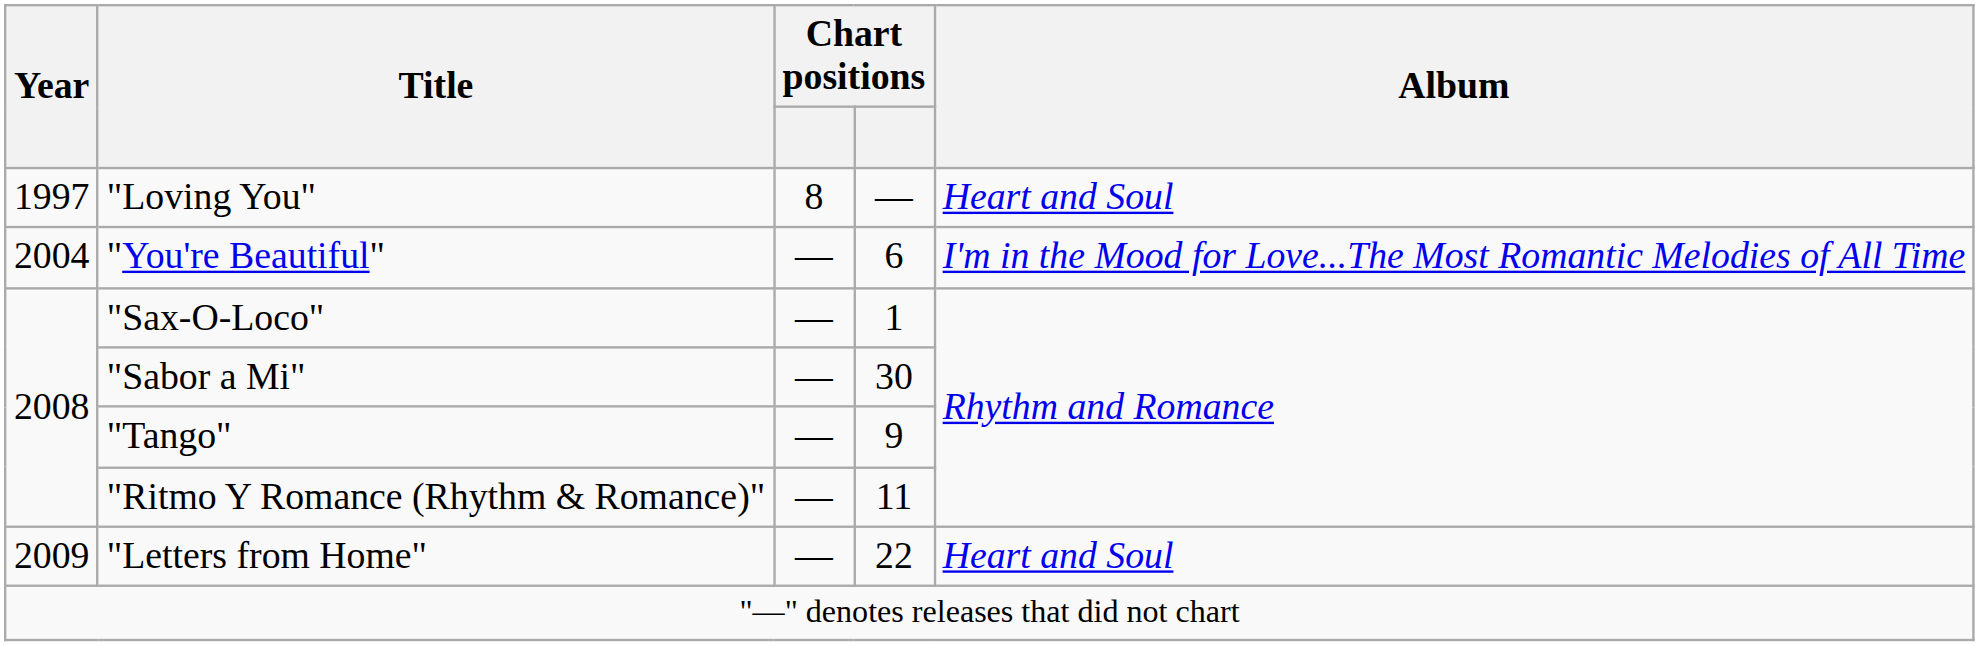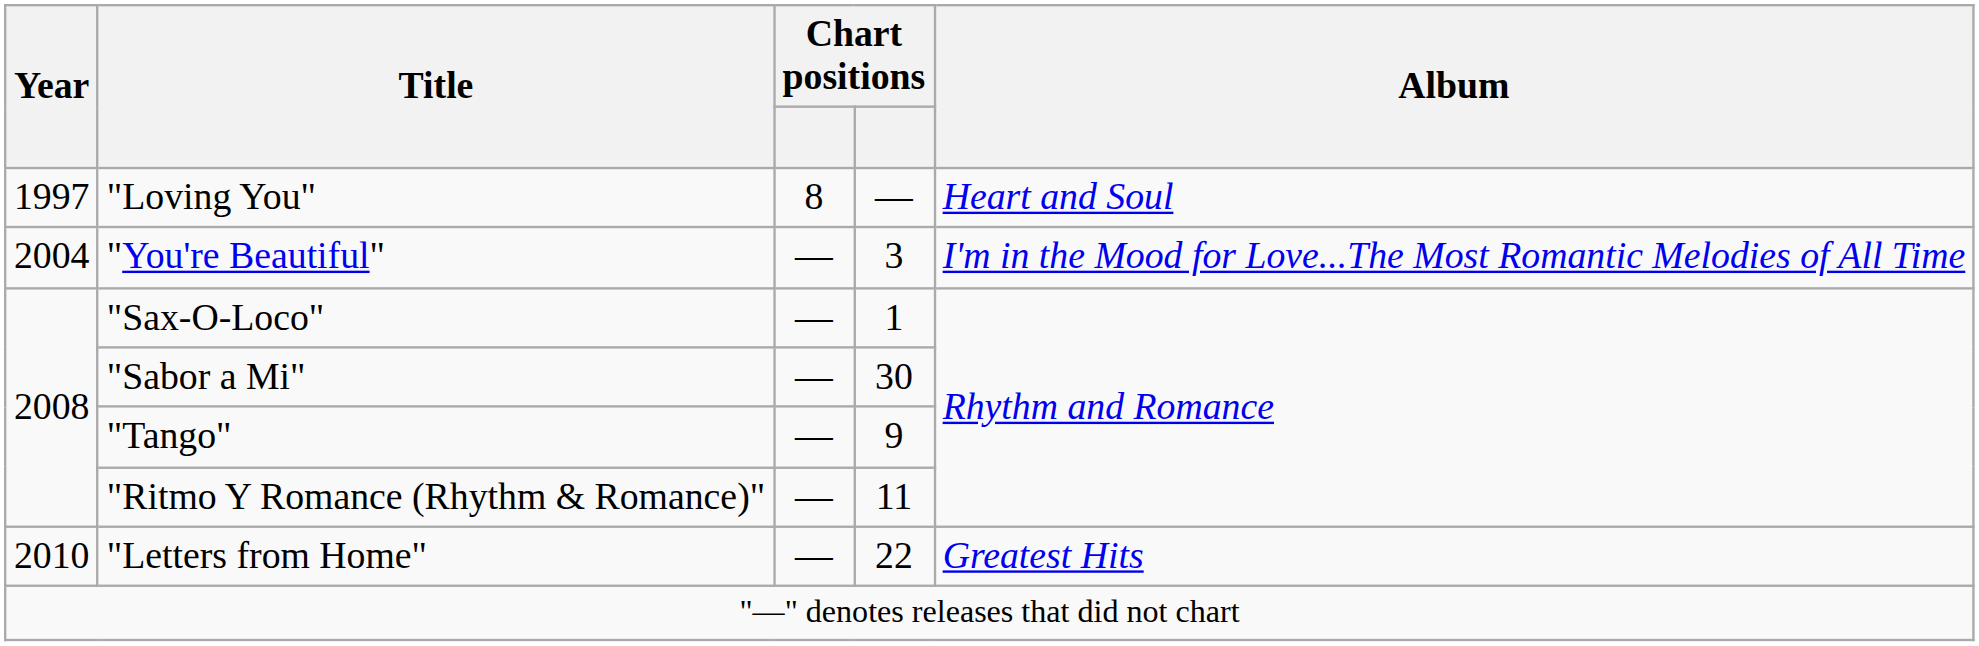(894, 256) 6 -> (894, 256) 3
(52, 556) 2009 -> (52, 556) 2010
(1058, 556) Heart and Soul -> (1043, 556) Greatest Hits
